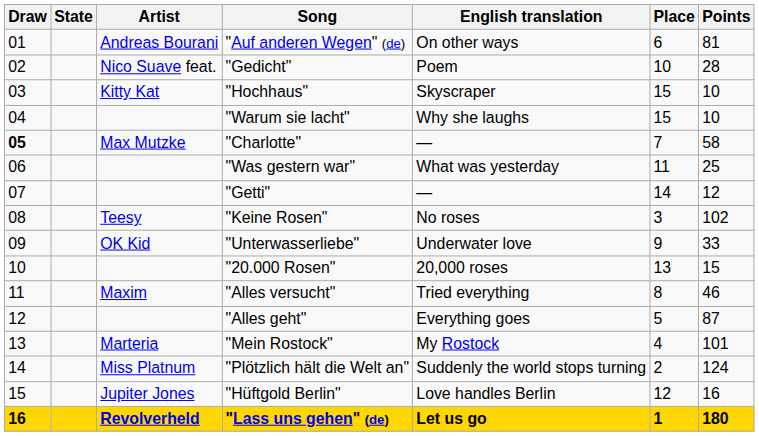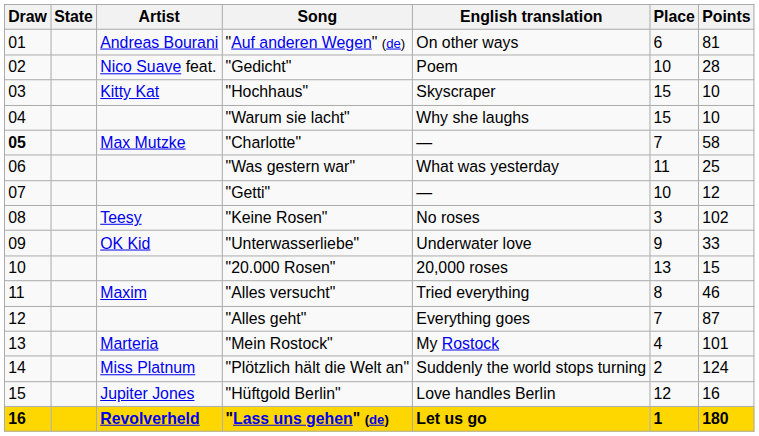(662, 192) 14 -> (662, 192) 10
(658, 318) 5 -> (658, 318) 7
